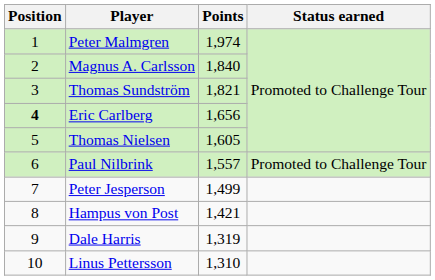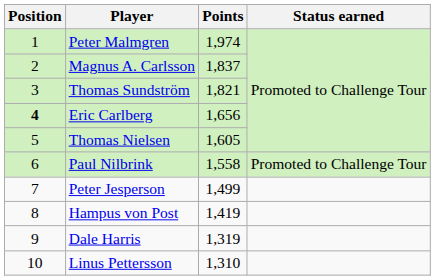(223, 66) 1,840 -> (223, 66) 1,837
(223, 164) 1,557 -> (223, 164) 1,558
(223, 213) 1,421 -> (223, 213) 1,419
